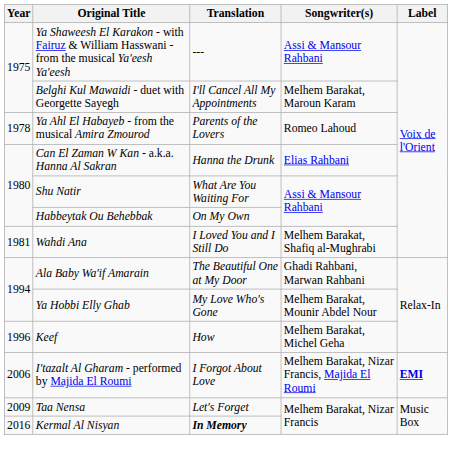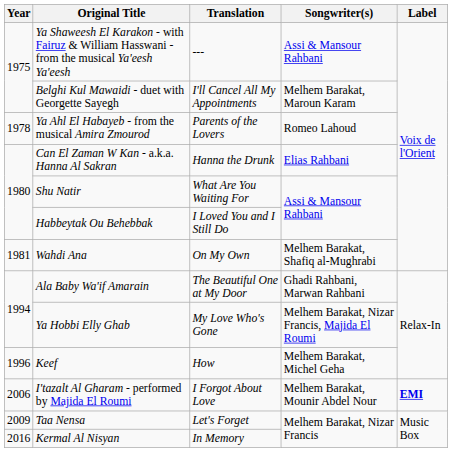(221, 216) On My Own -> (234, 223) I Loved You and I Still Do
(234, 241) I Loved You and I Still Do -> (221, 255) On My Own
(330, 305) Melhem Barakat, Mounir Abdel Nour -> (339, 325) Melhem Barakat, Nizar Francis, Majida El Roumi
(339, 375) Melhem Barakat, Nizar Francis, Majida El Roumi -> (330, 394) Melhem Barakat, Mounir Abdel Nour
(219, 425) bold -> (218, 438) normal
